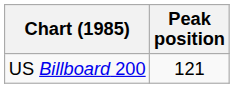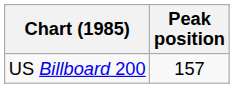(190, 68) 121 -> (190, 68) 157
